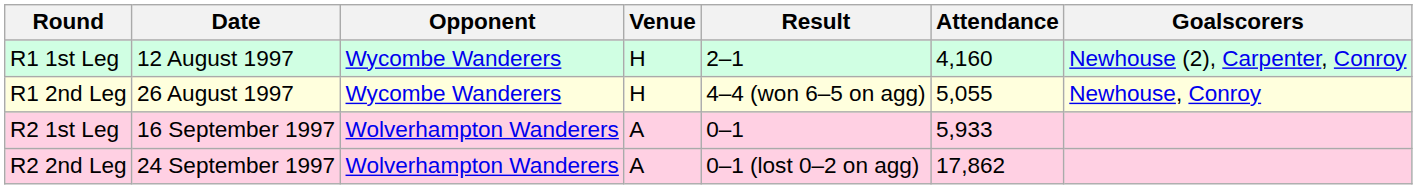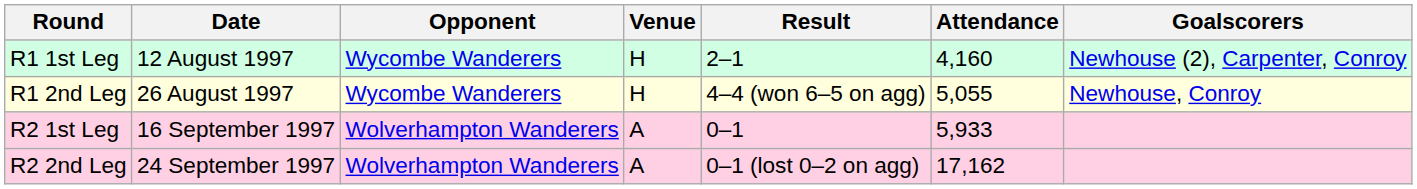(971, 165) 17,862 -> (971, 165) 17,162
